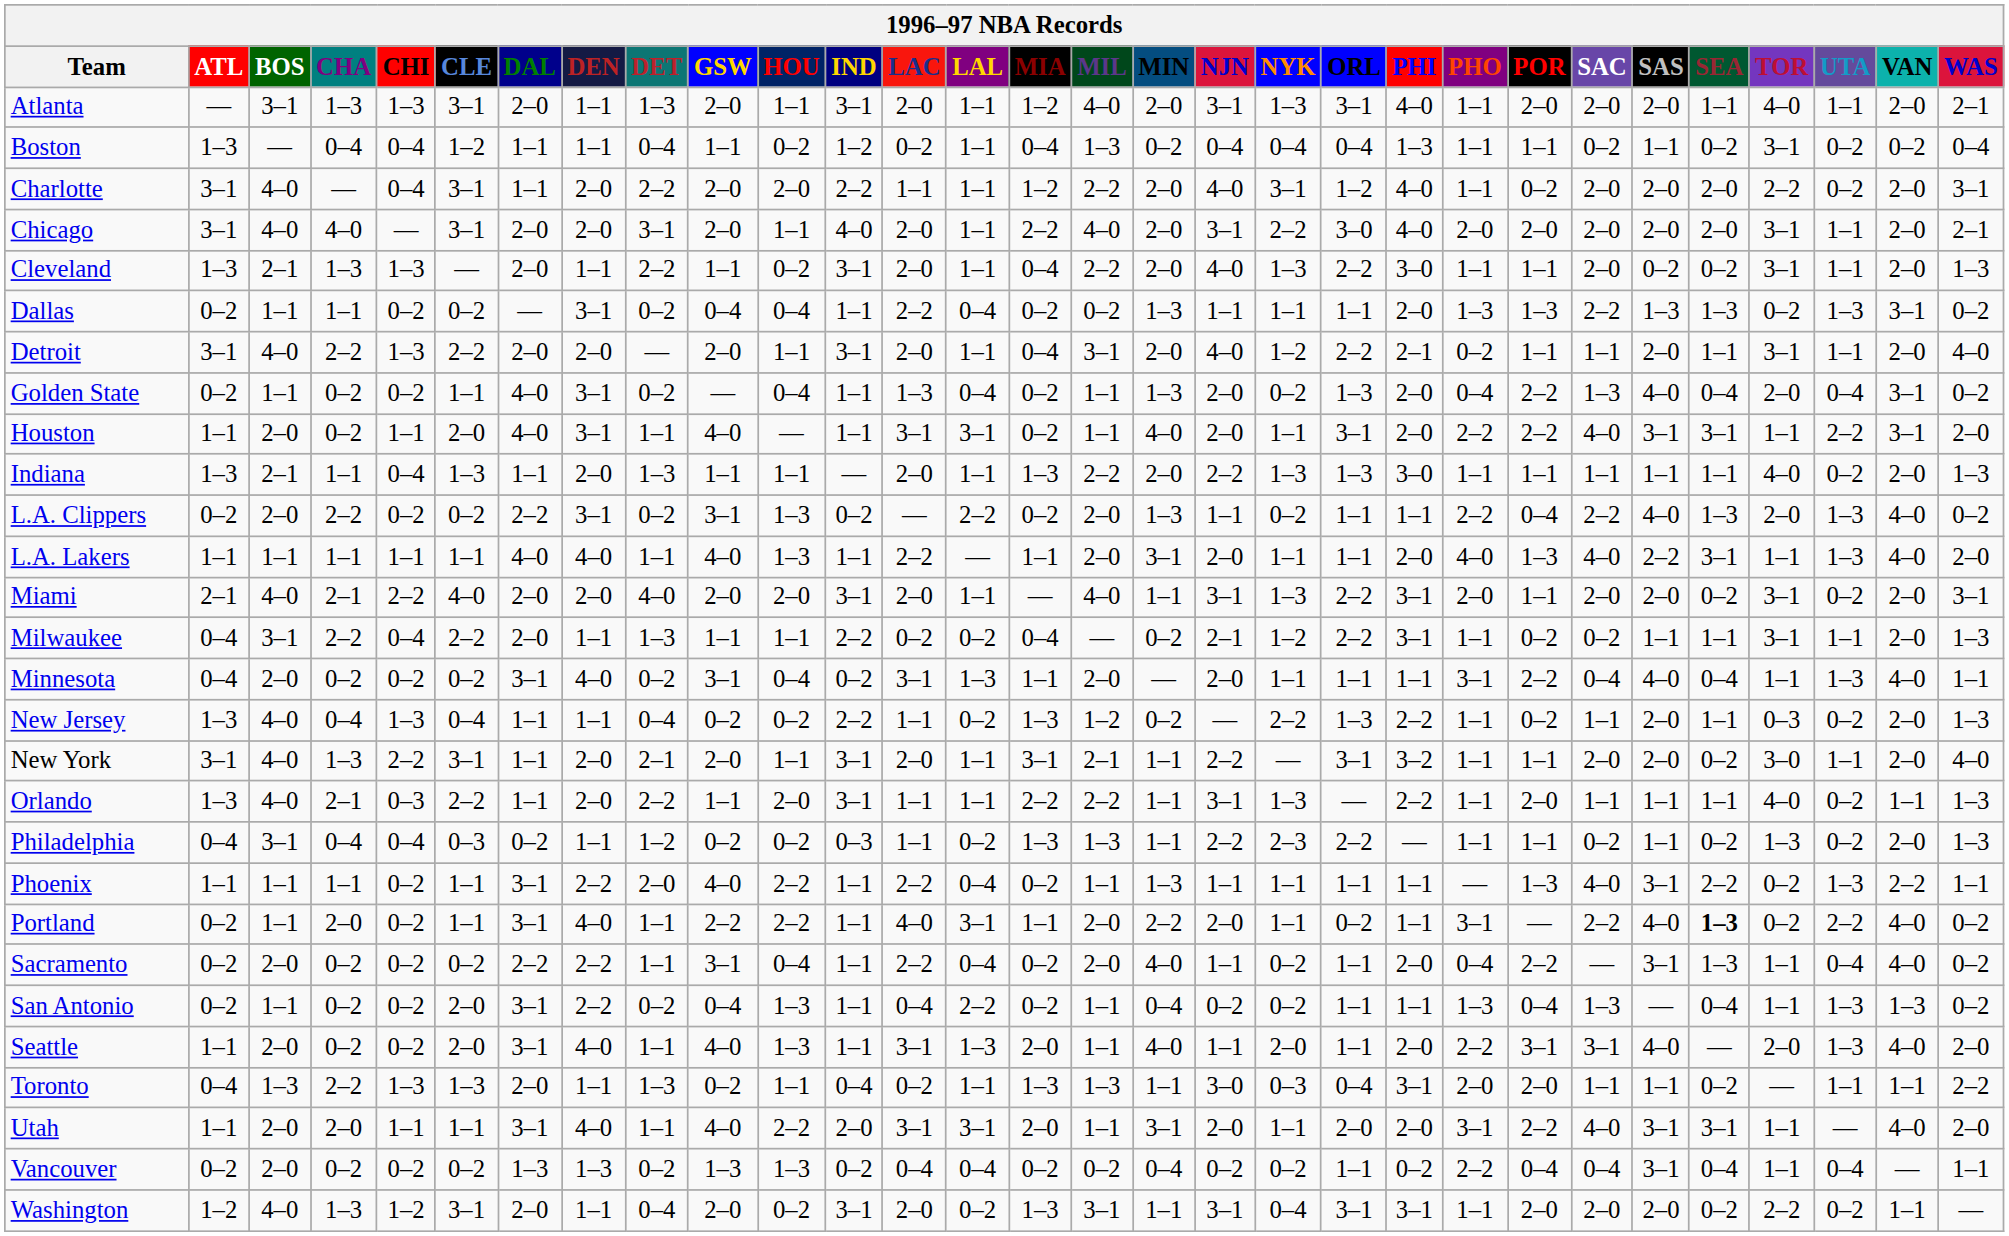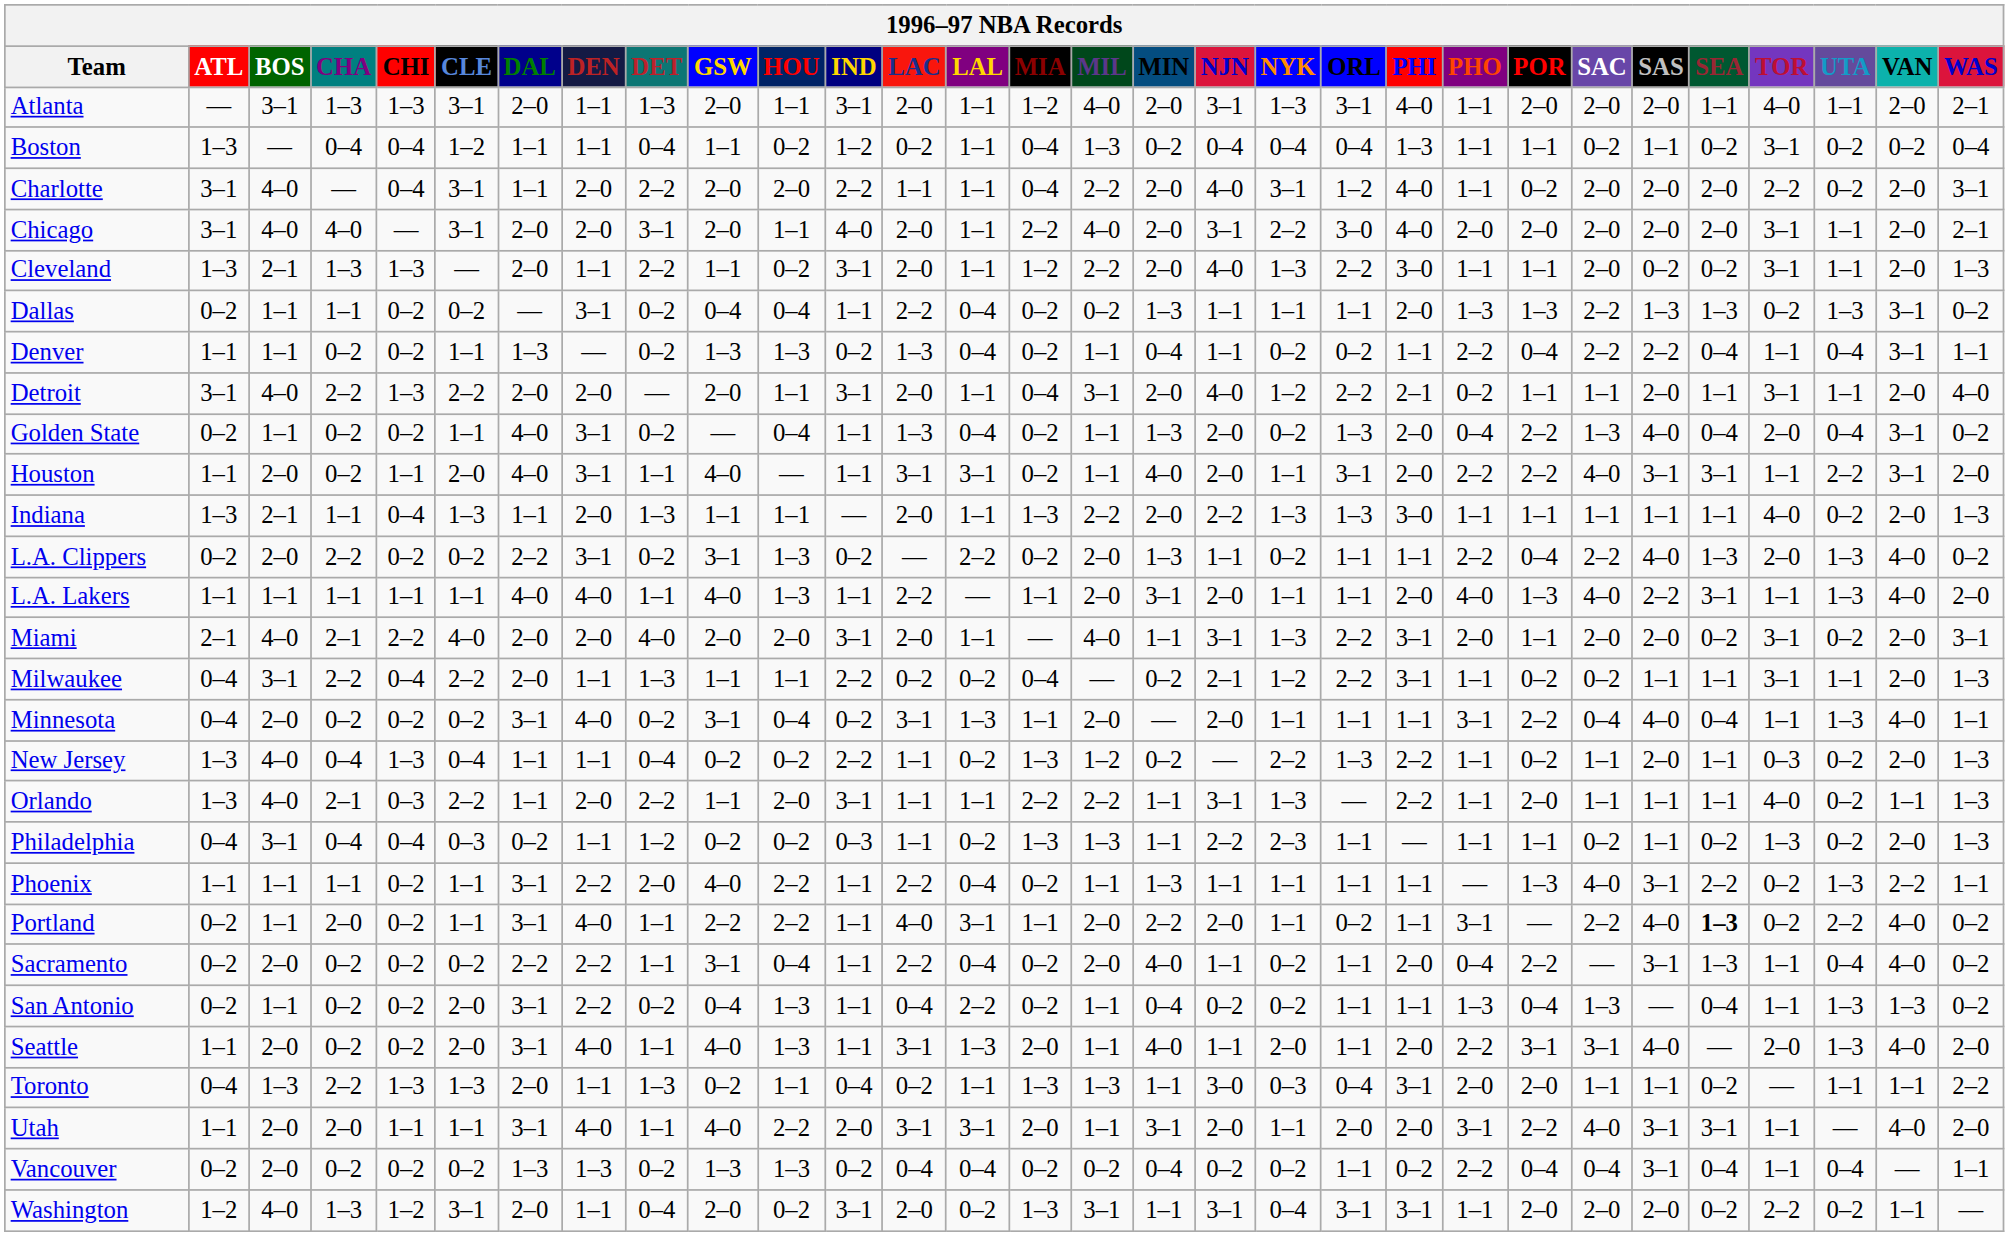(1040, 188) 1–2 -> (1040, 188) 0–4
(1040, 270) 0–4 -> (1040, 270) 1–2
+ row: (47, 352)
- row: (61, 760)
(1354, 842) 2–2 -> (1354, 842) 1–1
